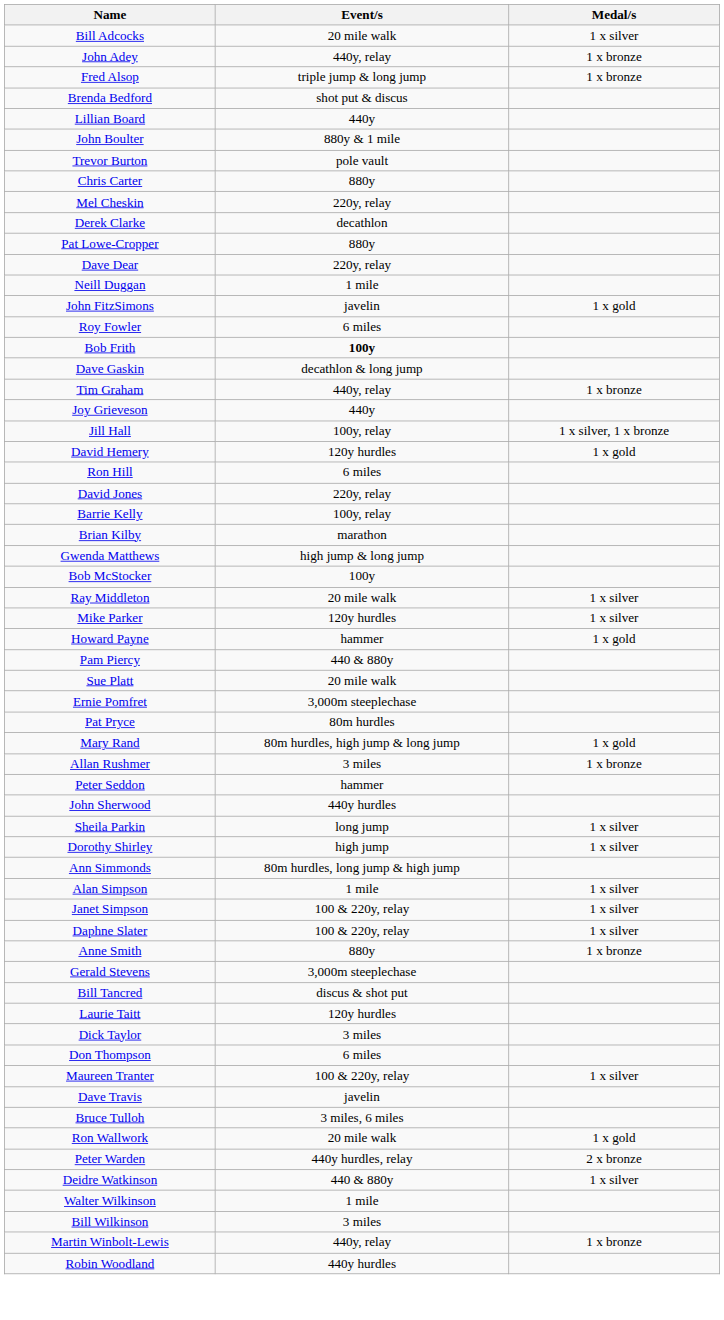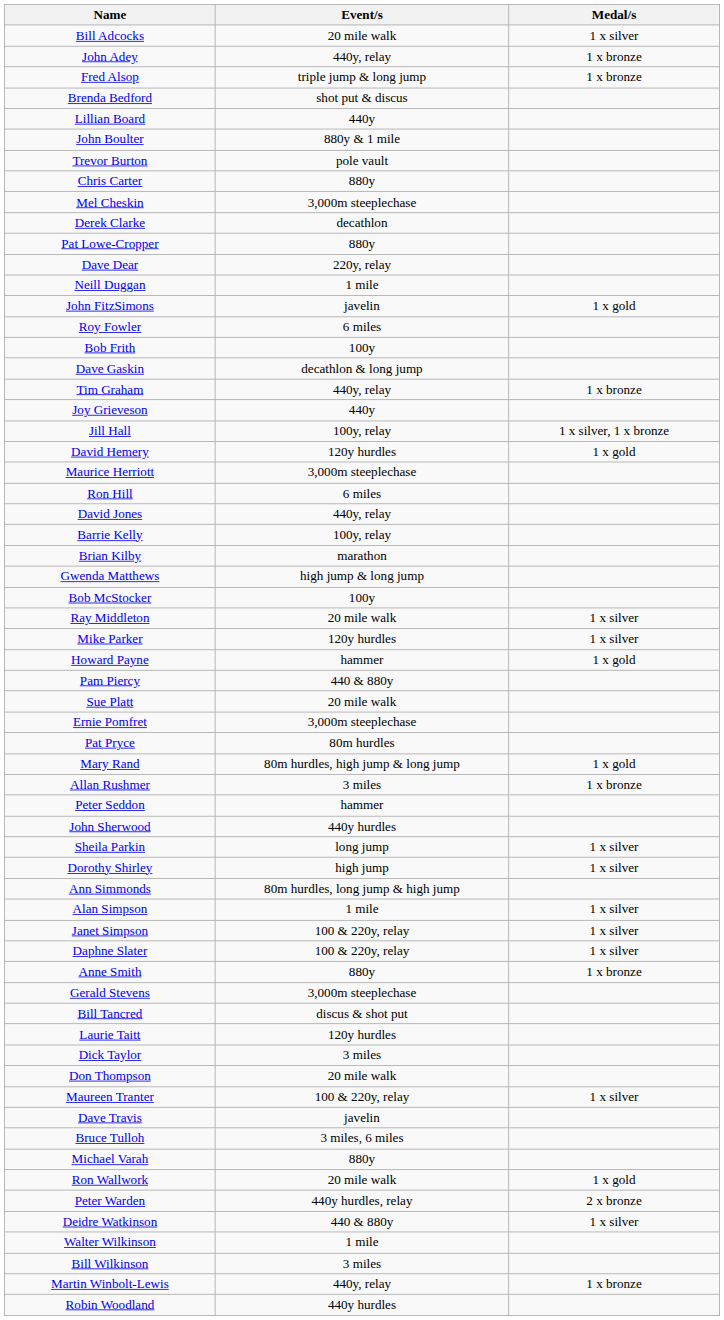(362, 202) 220y, relay -> (362, 202) 3,000m steeplechase
(362, 347) bold -> (362, 347) normal
+ row: (110, 472)
(362, 493) 220y, relay -> (362, 514) 440y, relay
(362, 1055) 6 miles -> (362, 1076) 20 mile walk
+ row: (110, 1159)
